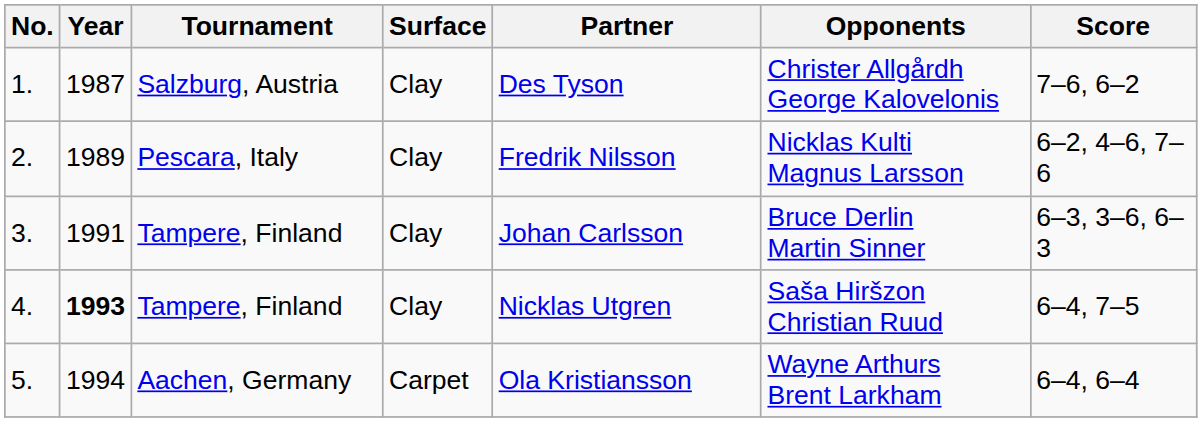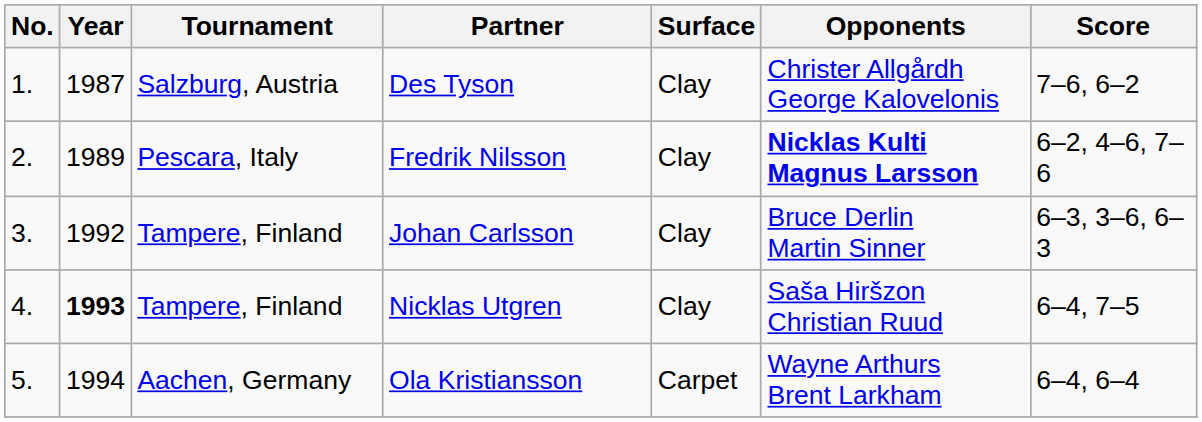columns swapped: (438, 25) <-> (627, 25)
(866, 157) normal -> (873, 157) bold
(96, 231) 1991 -> (96, 231) 1992
